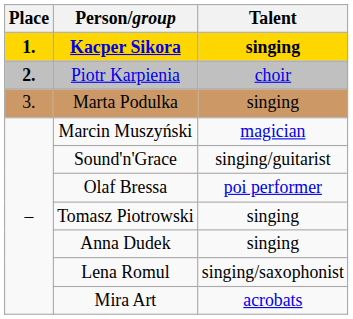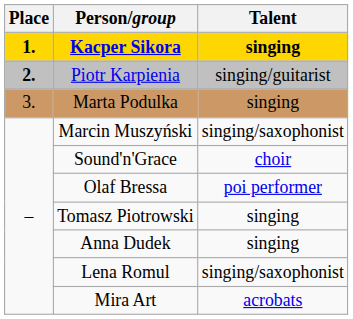(273, 74) choir -> (273, 74) singing/guitarist
(273, 131) magician -> (273, 131) singing/saxophonist
(273, 159) singing/guitarist -> (273, 159) choir
